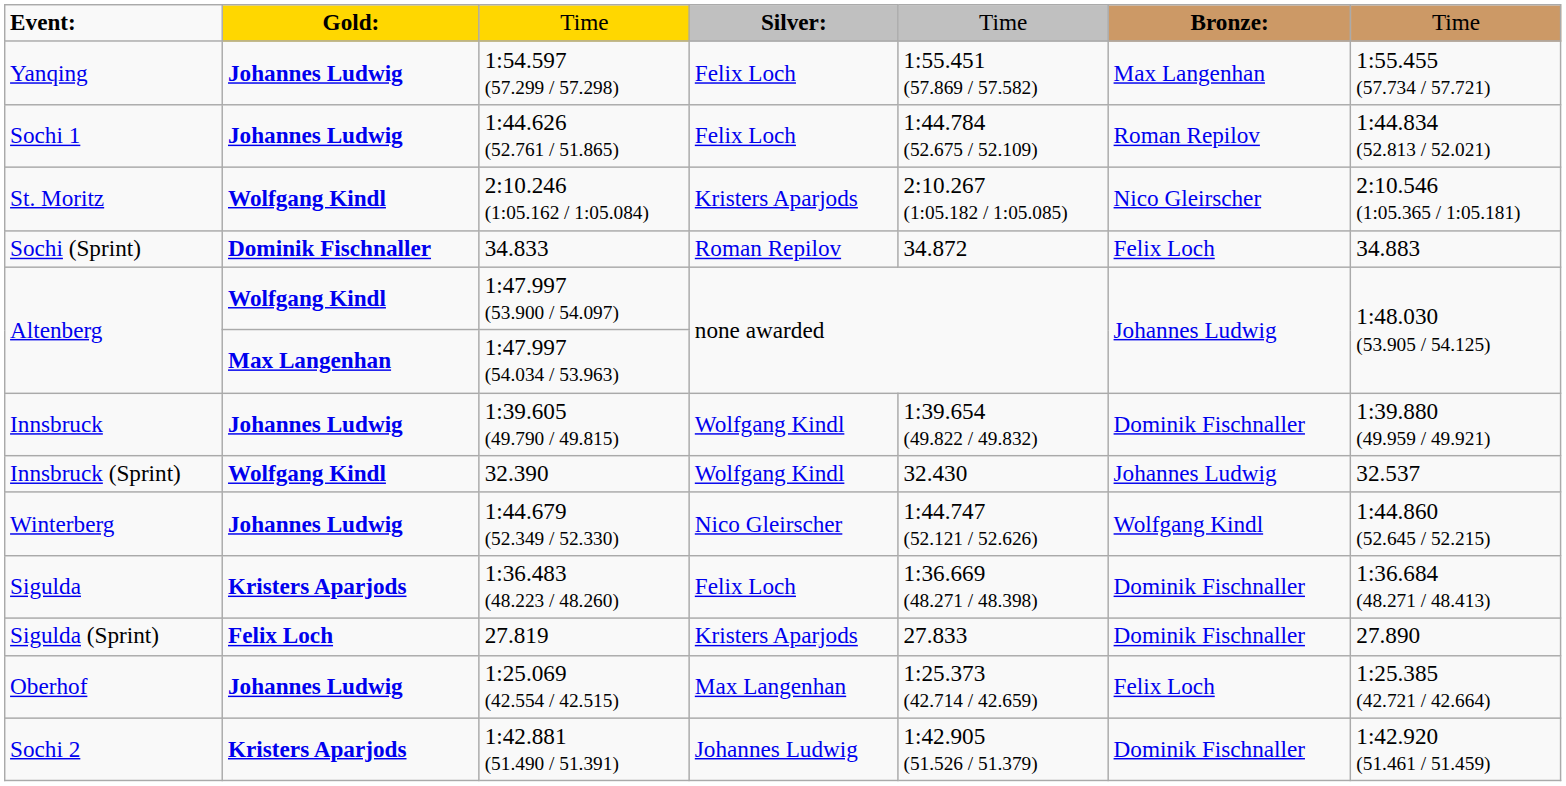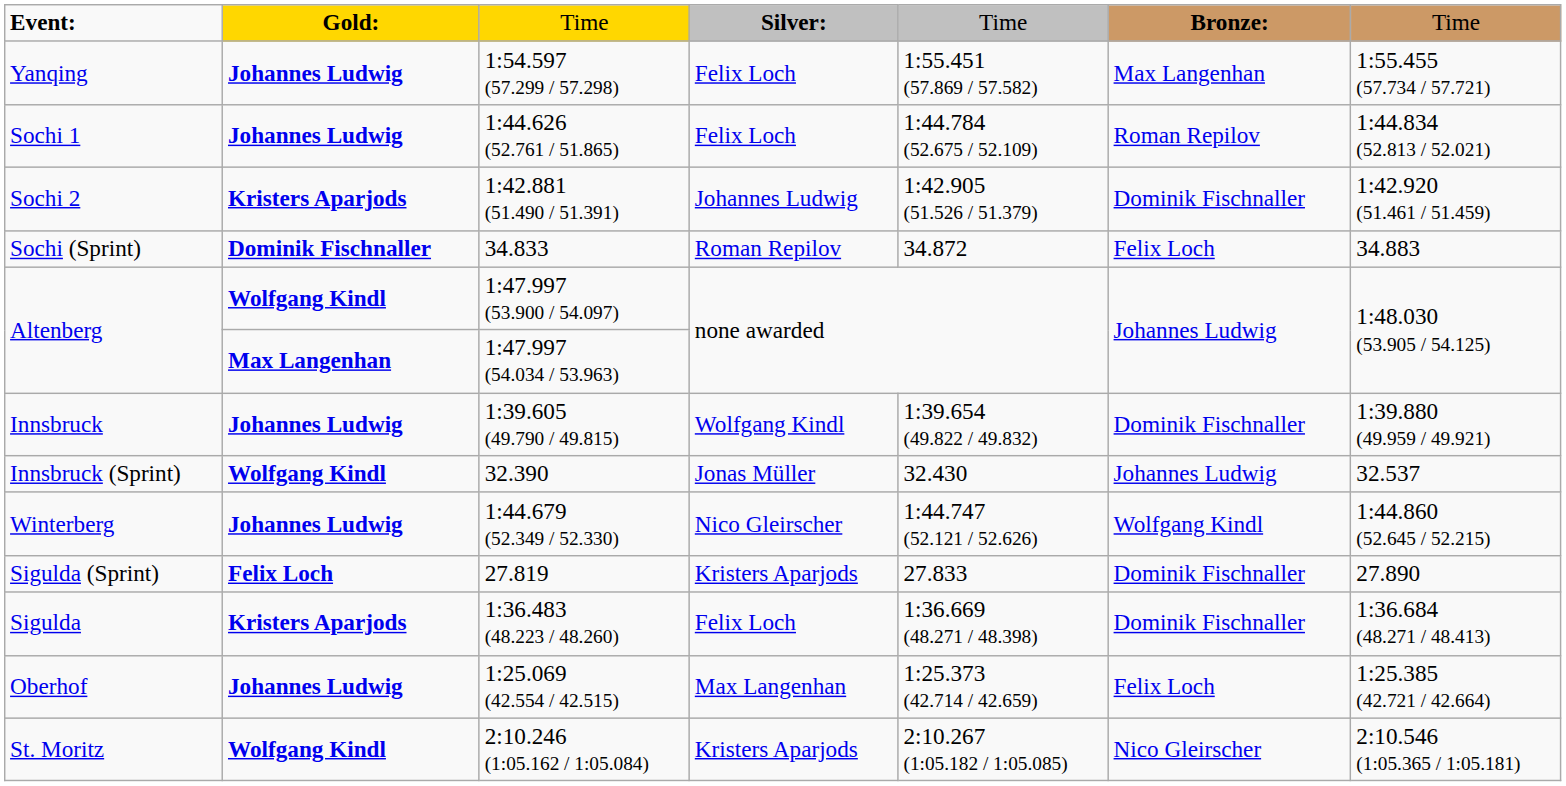rows swapped: (45, 749) <-> (57, 198)
(770, 473) Wolfgang Kindl -> (755, 473) Jonas Müller
rows swapped: (46, 586) <-> (85, 636)
